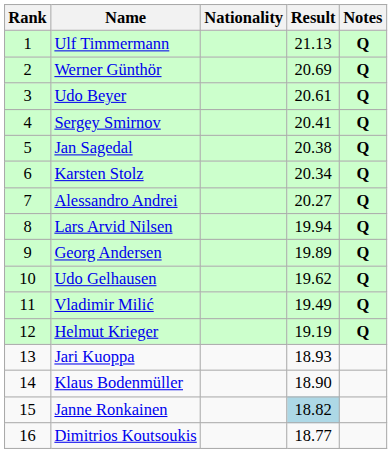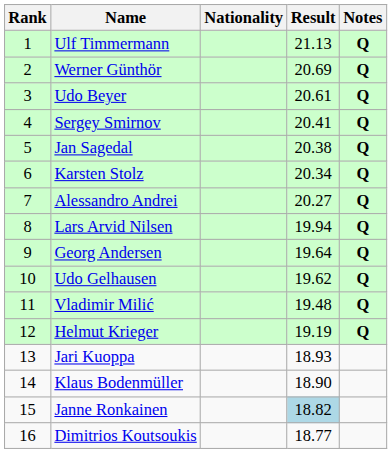(313, 252) 19.89 -> (313, 252) 19.64
(313, 305) 19.49 -> (313, 305) 19.48
